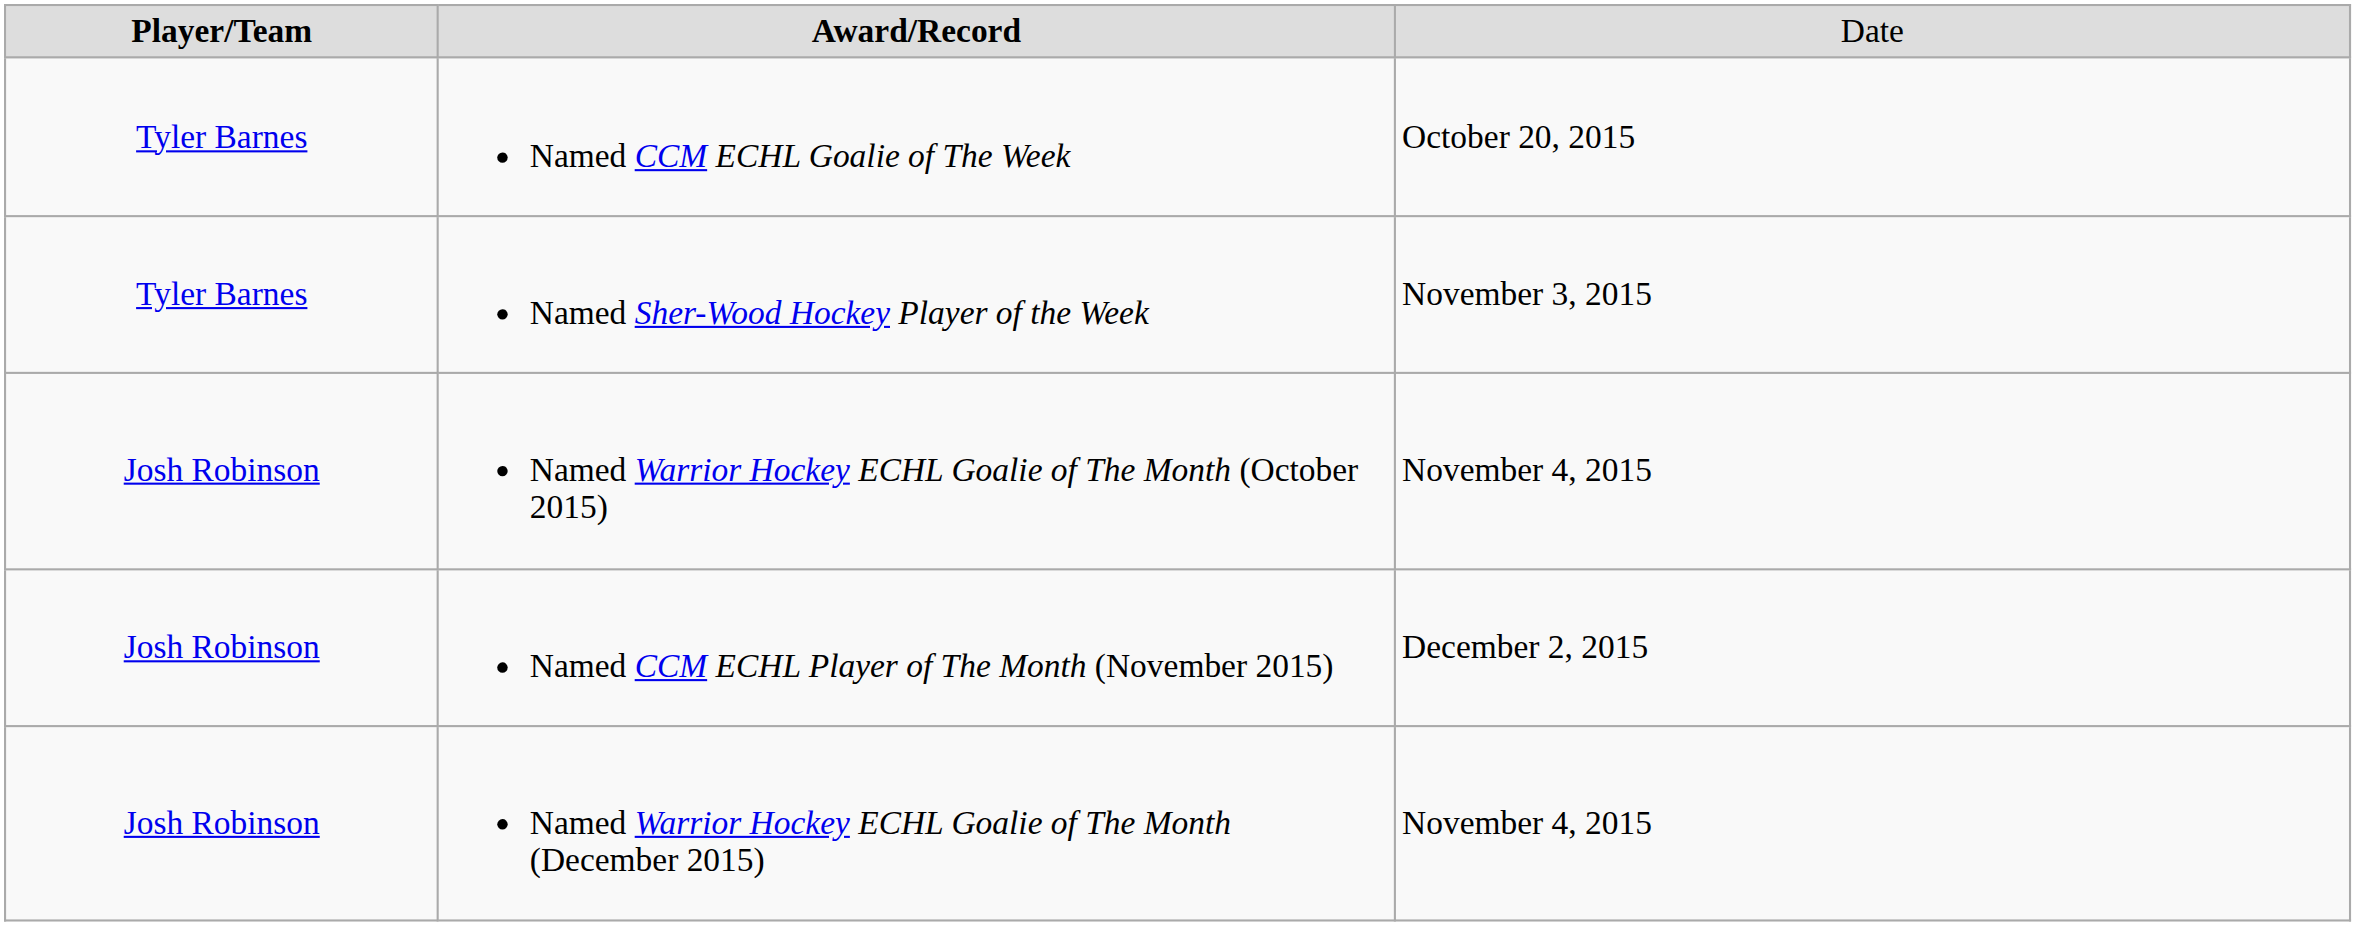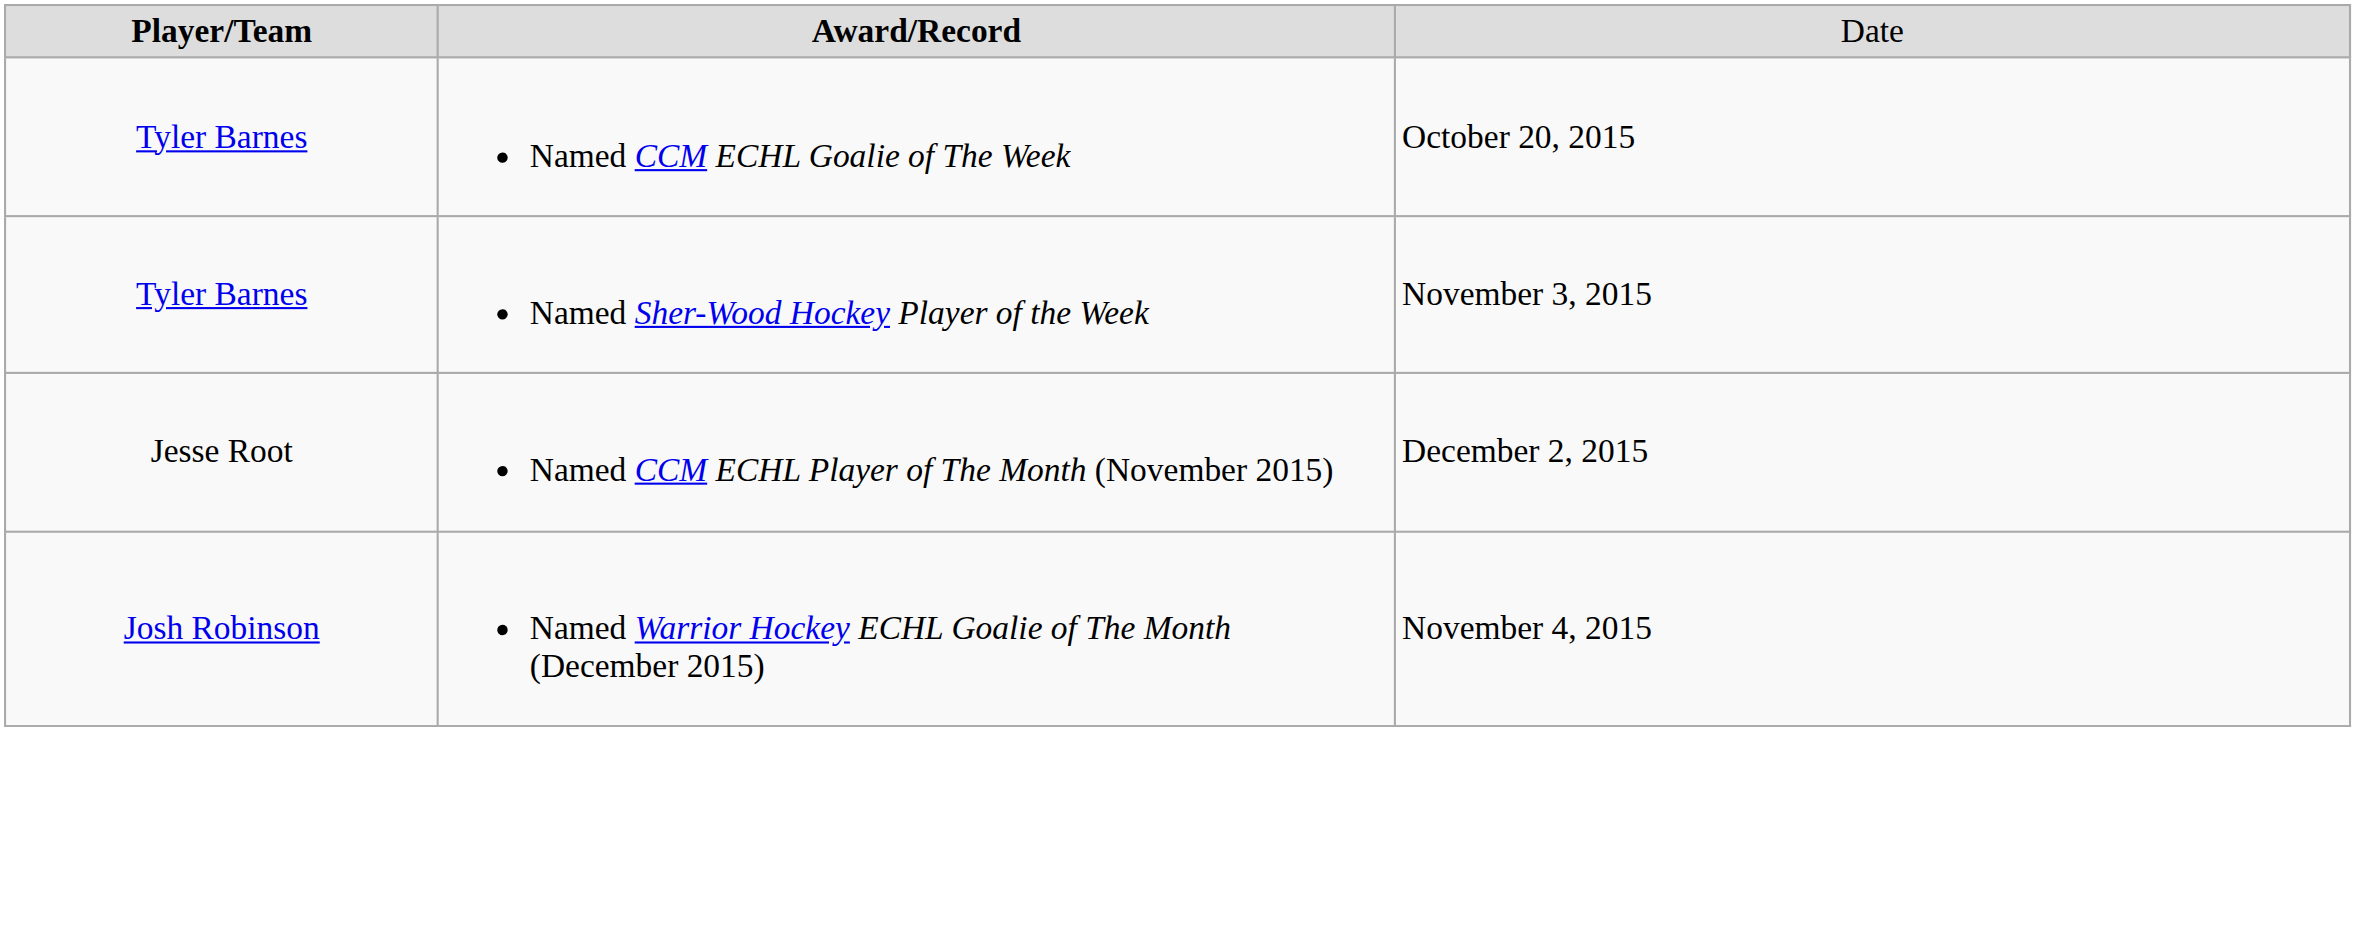- row: (916, 490)
(222, 646) Josh Robinson -> (222, 451) Jesse Root
